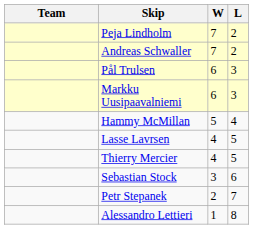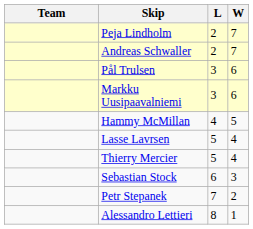columns swapped: (218, 13) <-> (238, 13)
